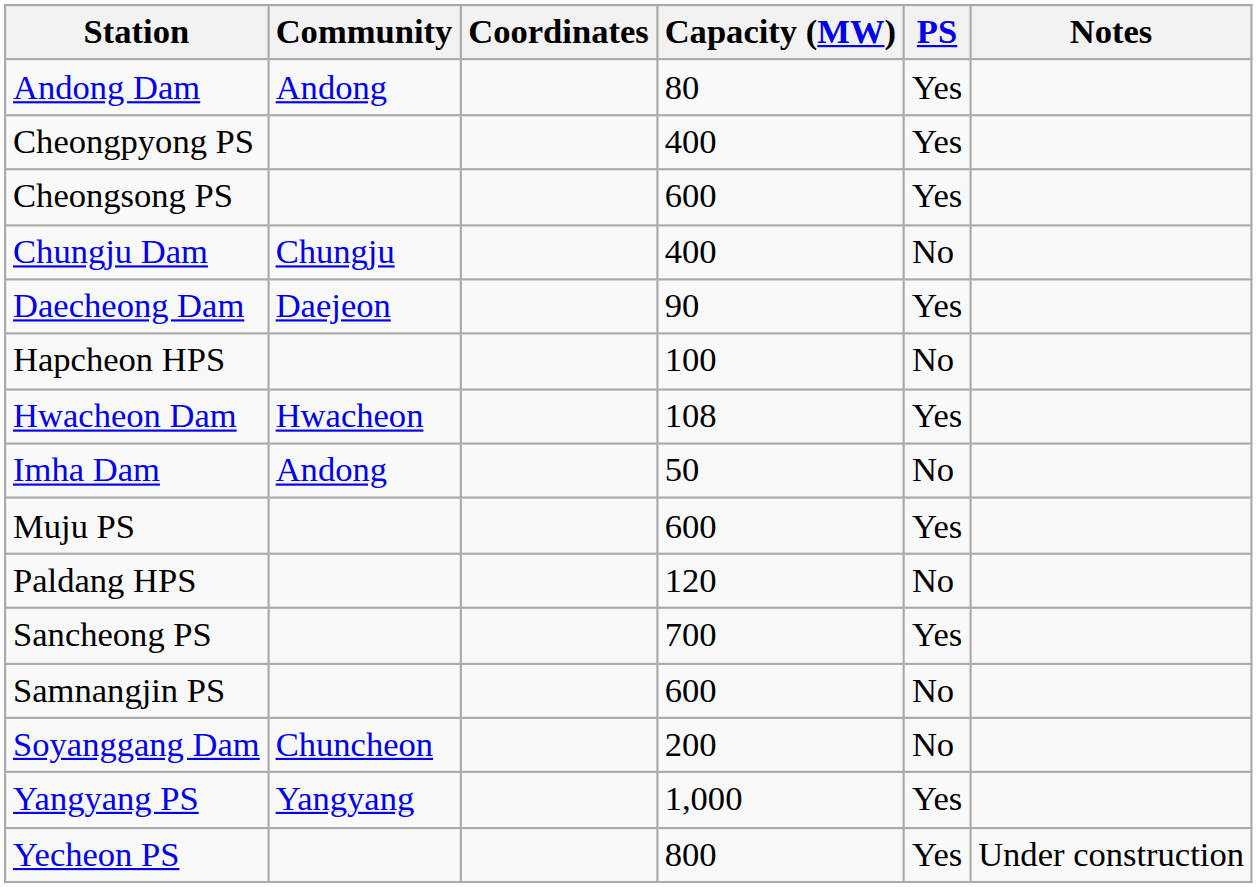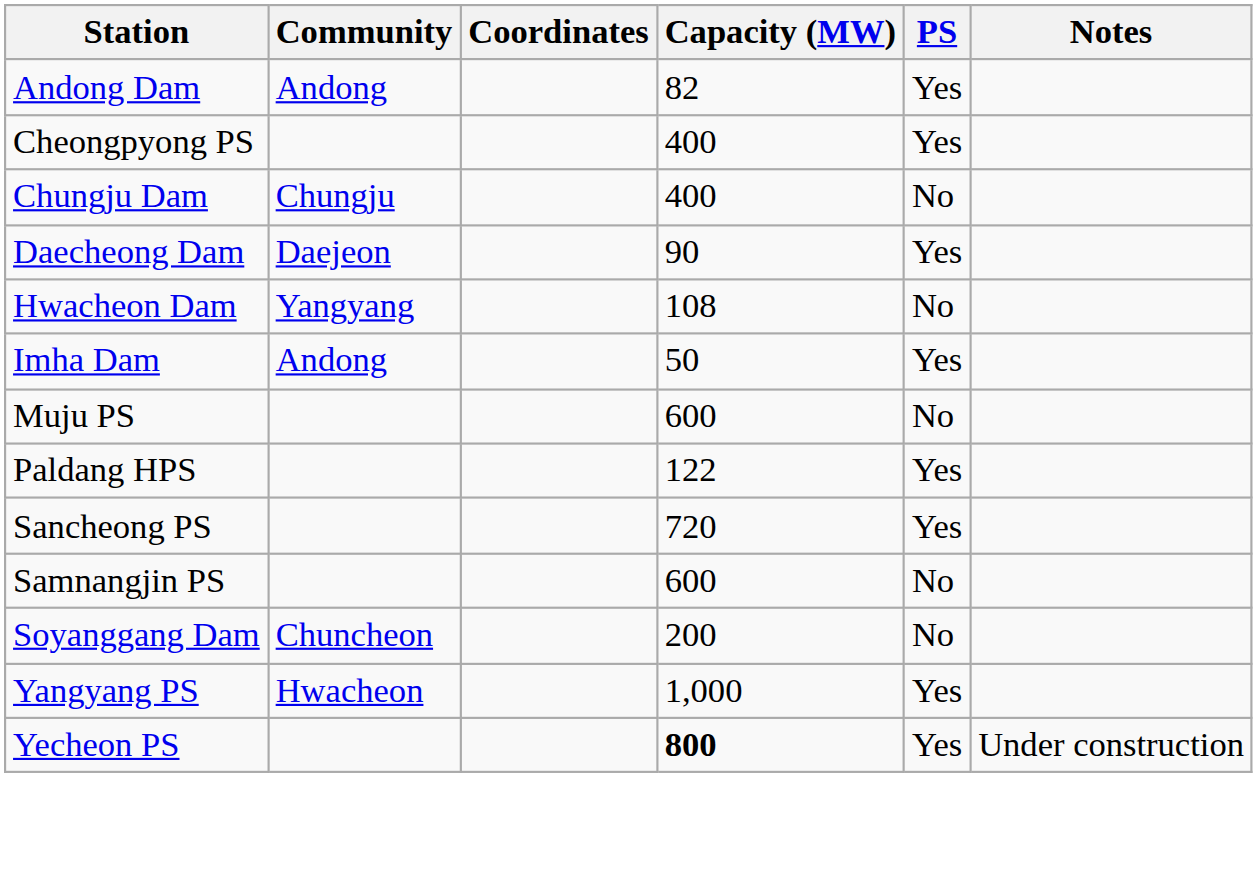(682, 86) 80 -> (682, 86) 82
- row: (123, 196)
- row: (119, 360)
(350, 415) Hwacheon -> (345, 305) Yangyang
(937, 415) Yes -> (933, 305) No
(933, 470) No -> (937, 360) Yes
(937, 525) Yes -> (933, 415) No
(691, 580) 120 -> (691, 470) 122
(933, 580) No -> (937, 470) Yes
(691, 634) 700 -> (691, 525) 720
(345, 799) Yangyang -> (350, 689) Hwacheon
(691, 854) normal -> (691, 744) bold
